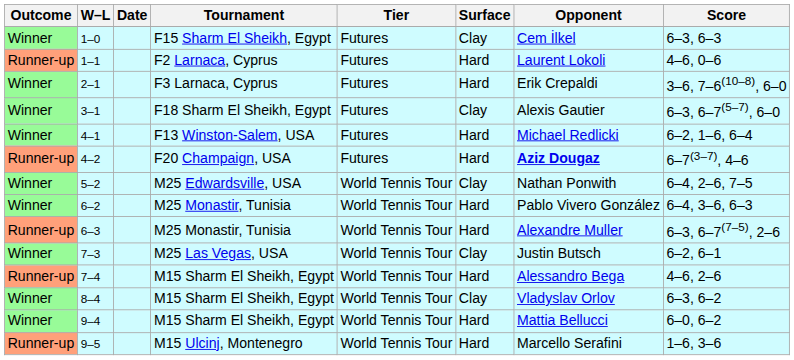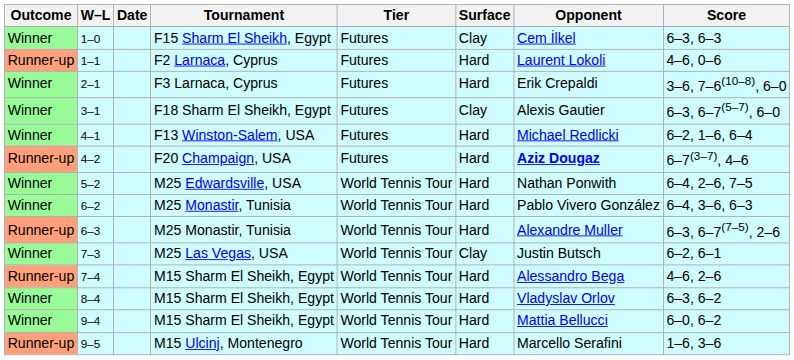(473, 183) Clay -> (474, 183) Hard
(473, 298) Clay -> (474, 298) Hard
